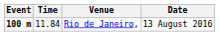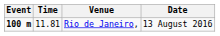(48, 25) 11.84 -> (48, 25) 11.81
